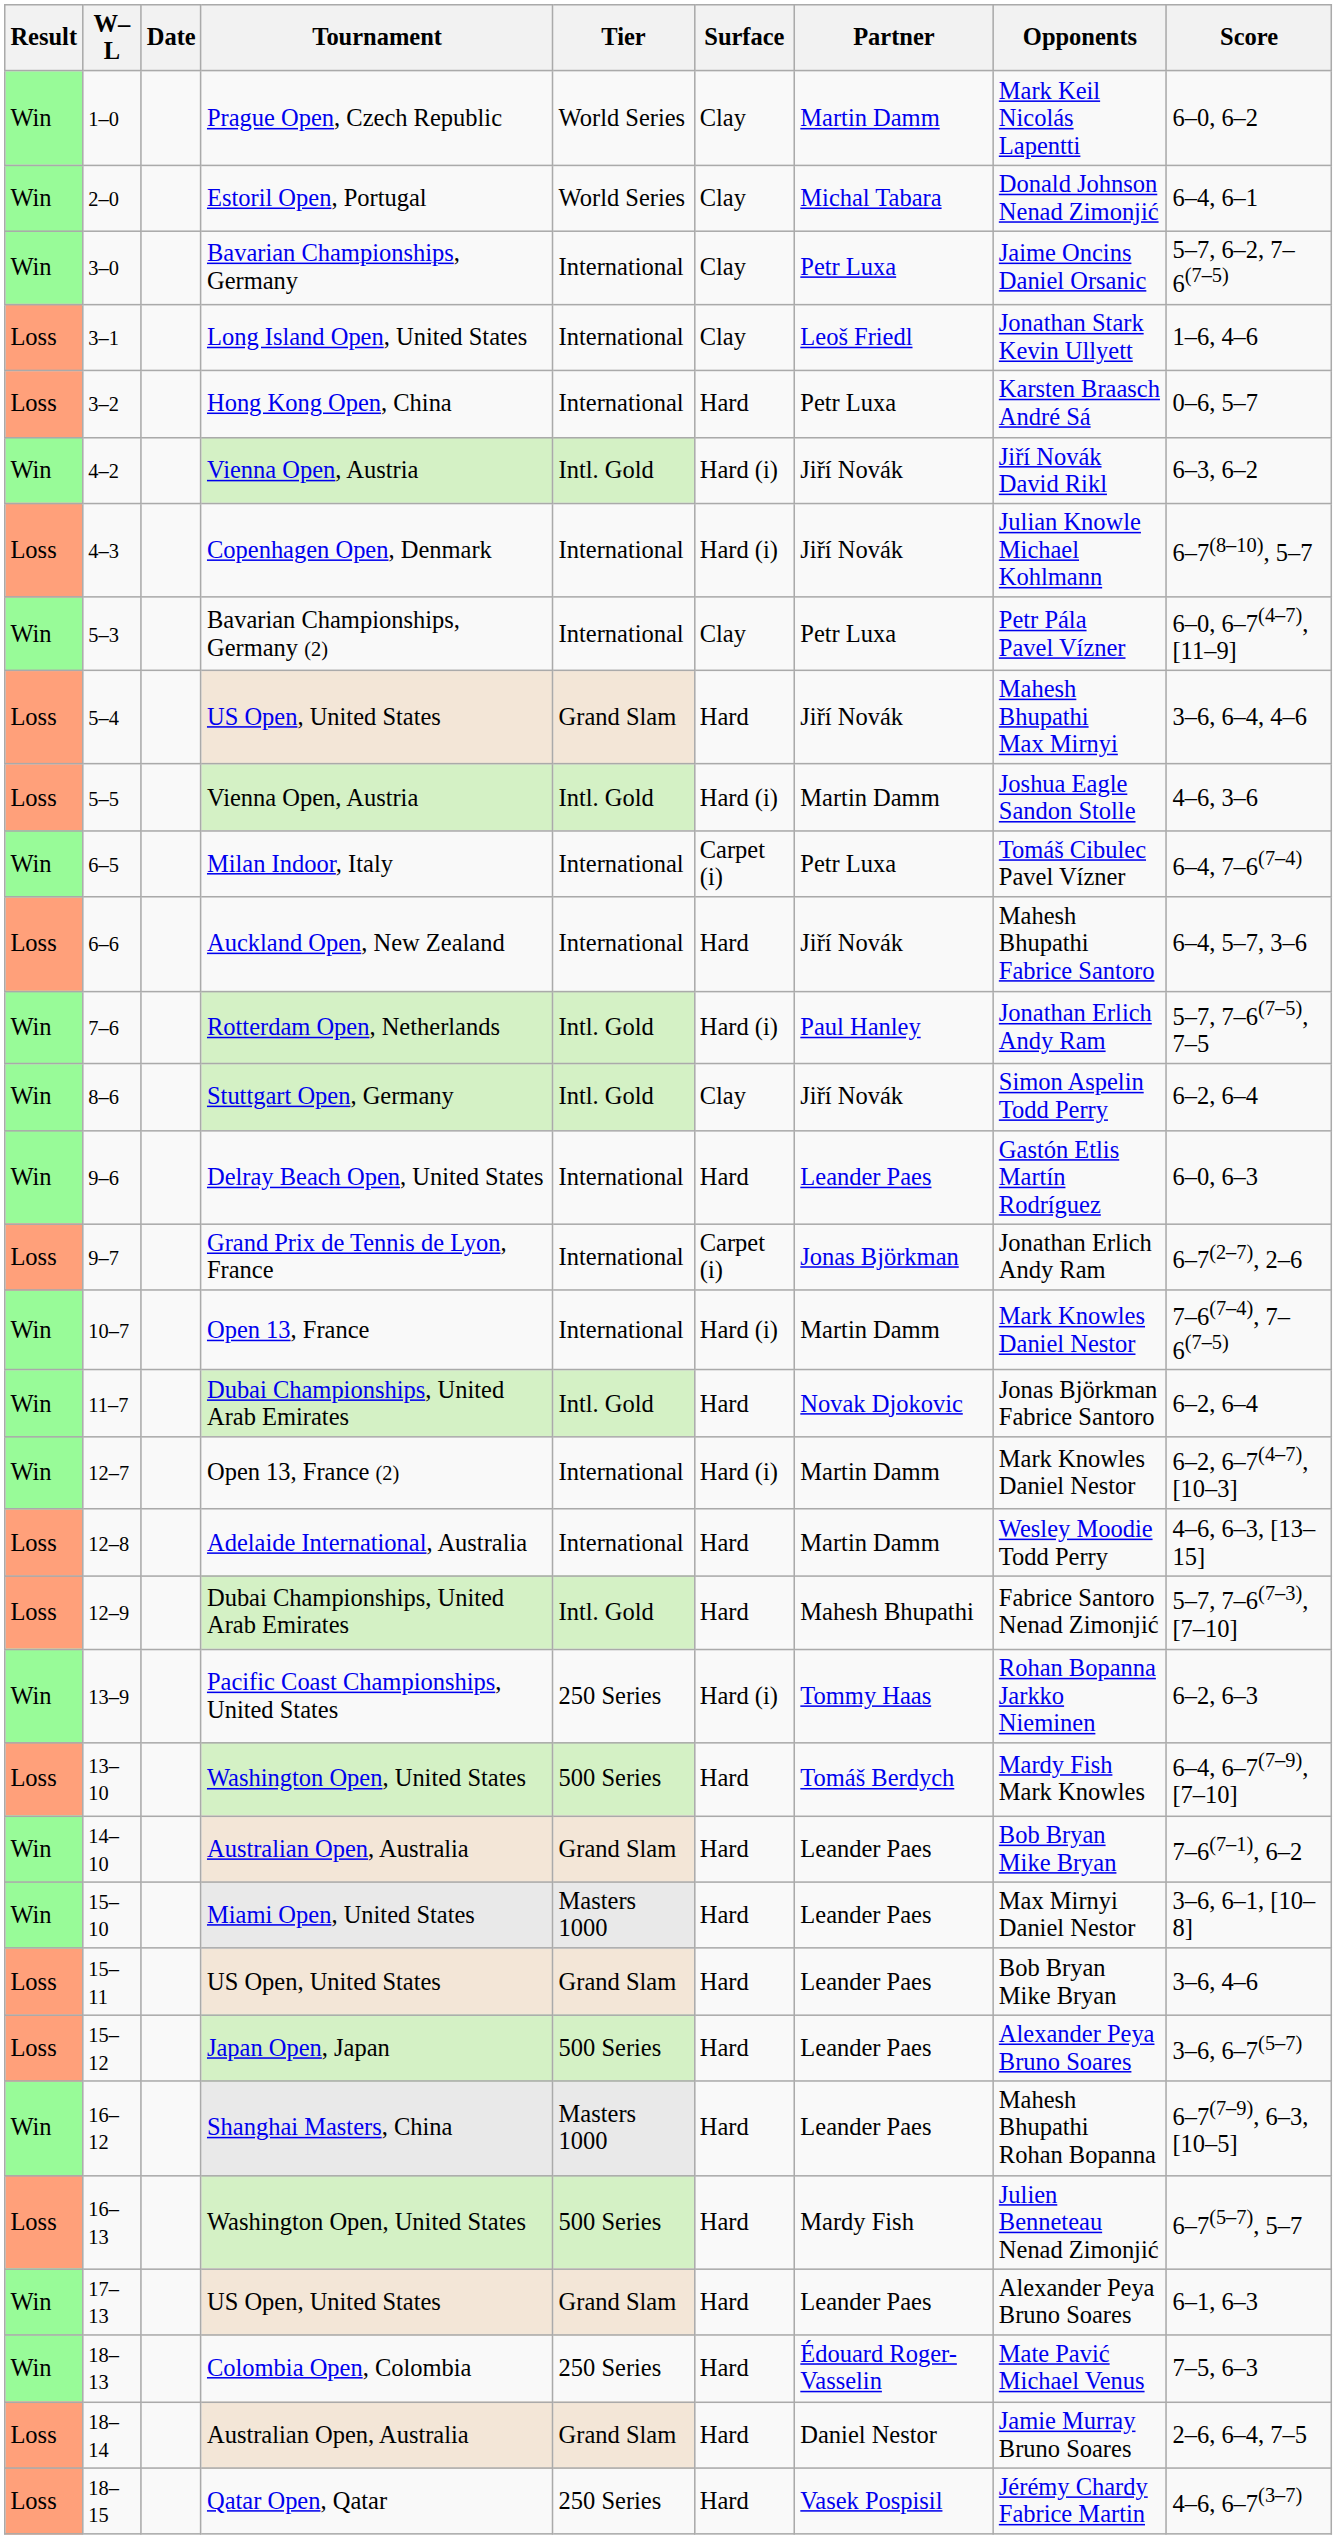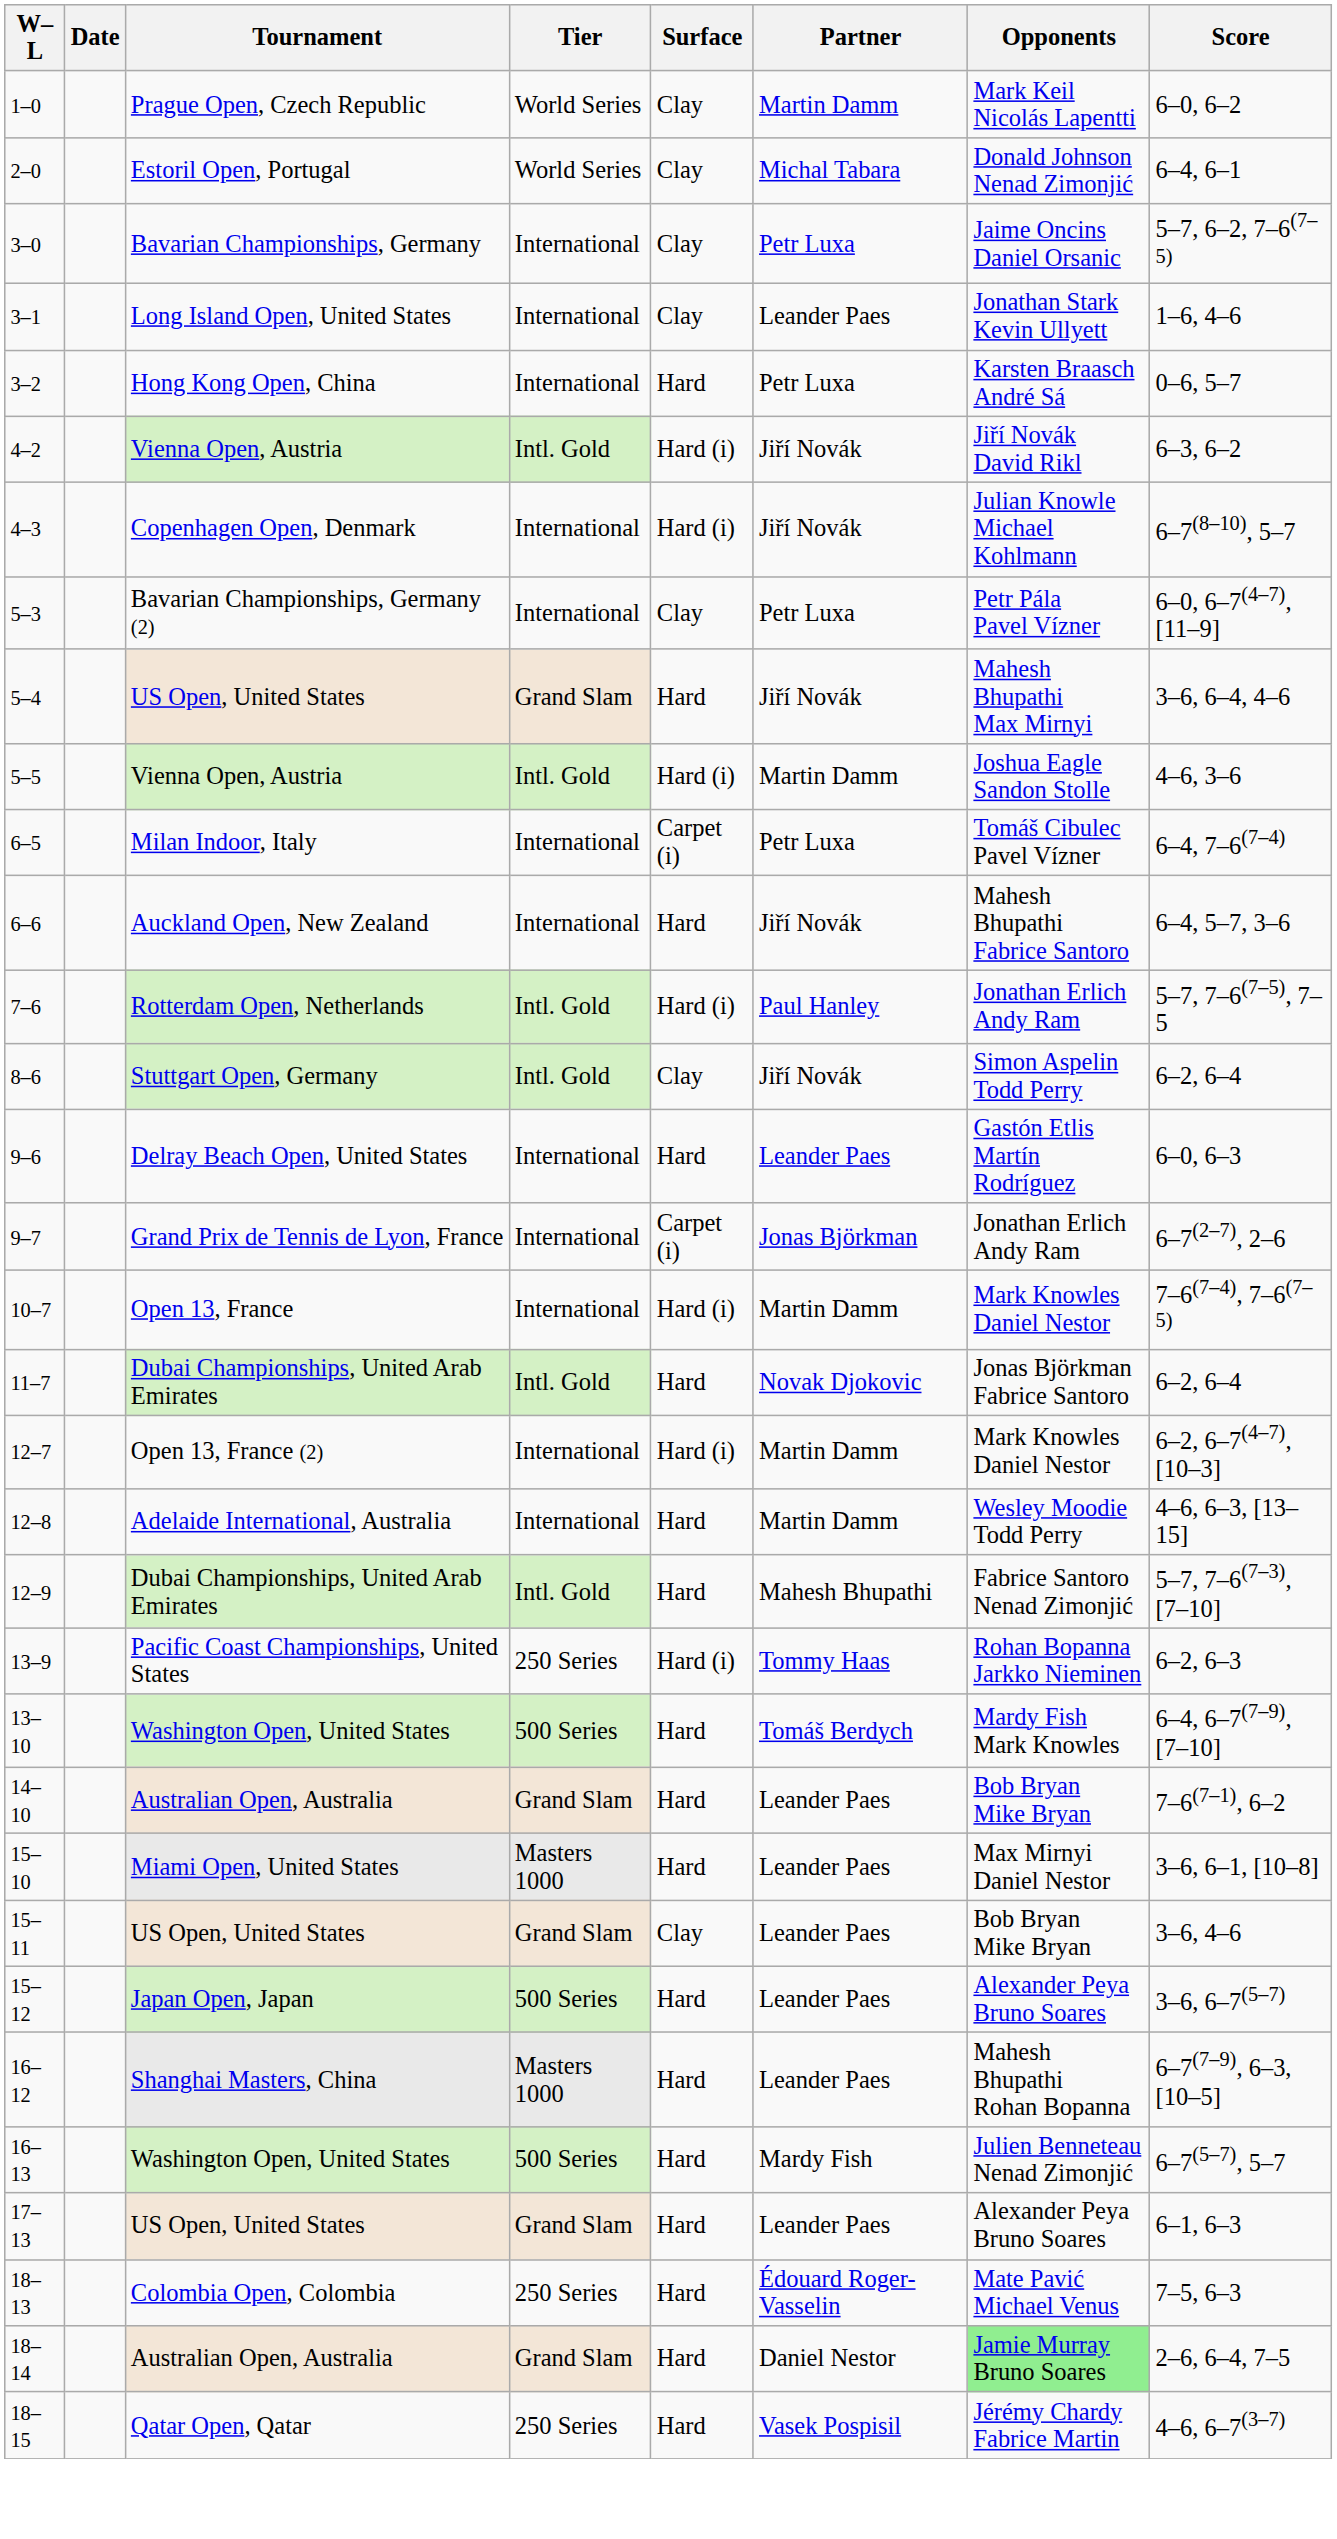- column: (44, 37)
(856, 337) Leoš Friedl -> (825, 316) Leander Paes
(724, 1981) Hard -> (680, 1932) Clay
(1067, 2434) no background -> (1042, 2358) lightgreen background
